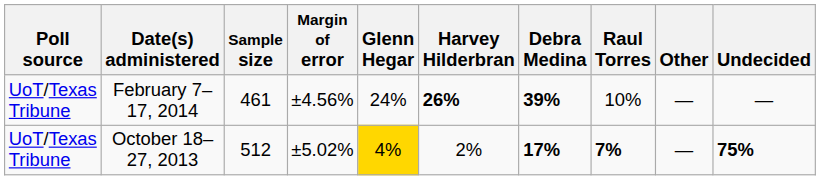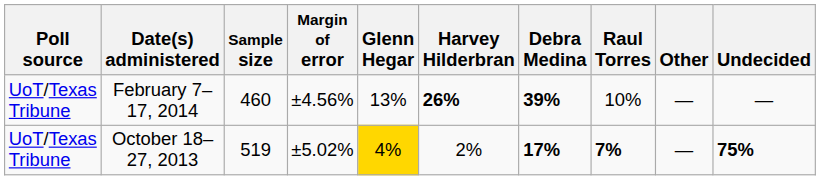(256, 100) 461 -> (256, 100) 460
(388, 100) 24% -> (388, 100) 13%
(256, 149) 512 -> (256, 149) 519
